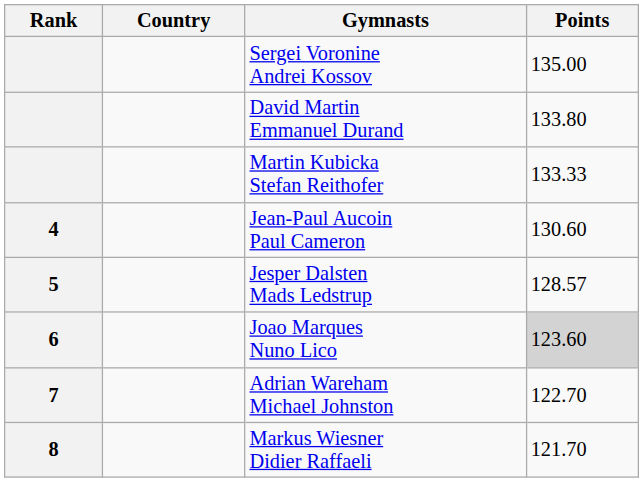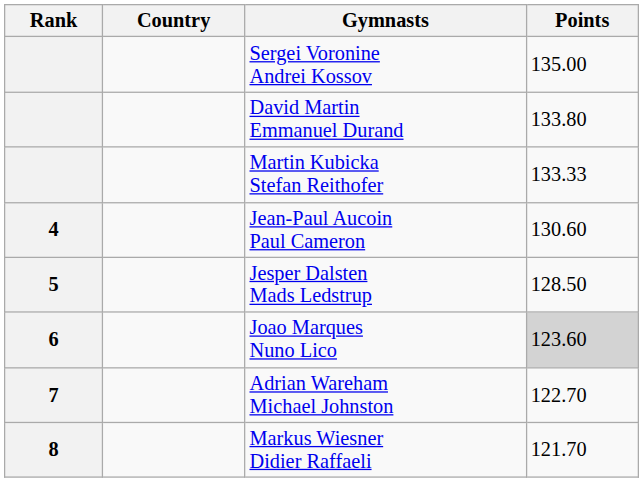(559, 284) 128.57 -> (559, 284) 128.50
